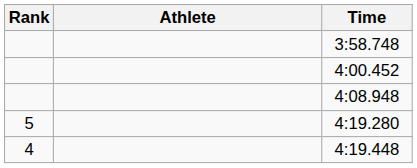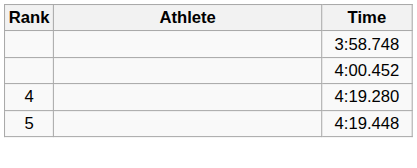- row: (367, 96)
(29, 123) 5 -> (29, 96) 4
(29, 149) 4 -> (29, 123) 5
